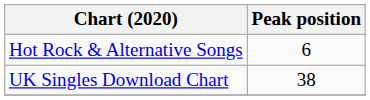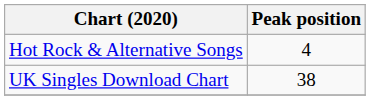(306, 49) 6 -> (306, 49) 4
